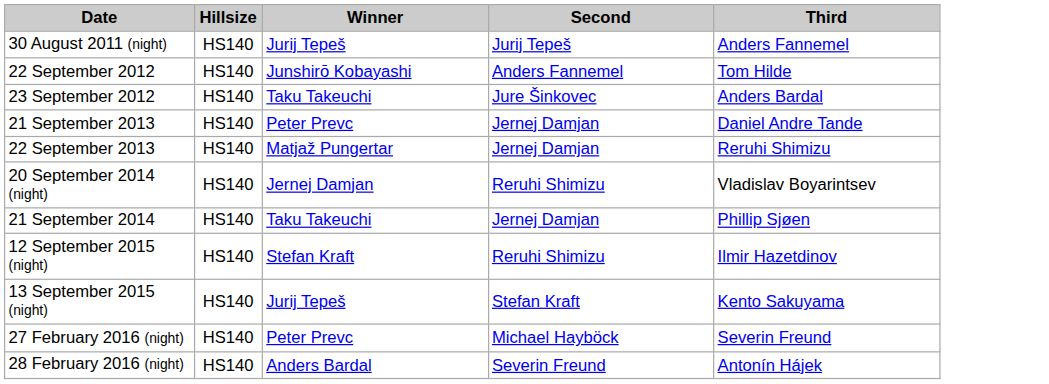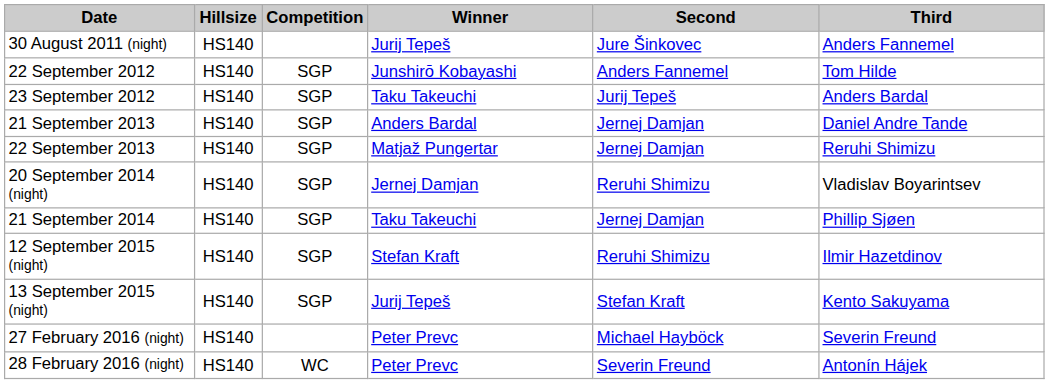+ column: (315, 17)
(532, 44) Jurij Tepeš -> (649, 44) Jure Šinkovec
(544, 97) Jure Šinkovec -> (636, 97) Jurij Tepeš
(310, 123) Peter Prevc -> (424, 123) Anders Bardal
(319, 365) Anders Bardal -> (415, 365) Peter Prevc
